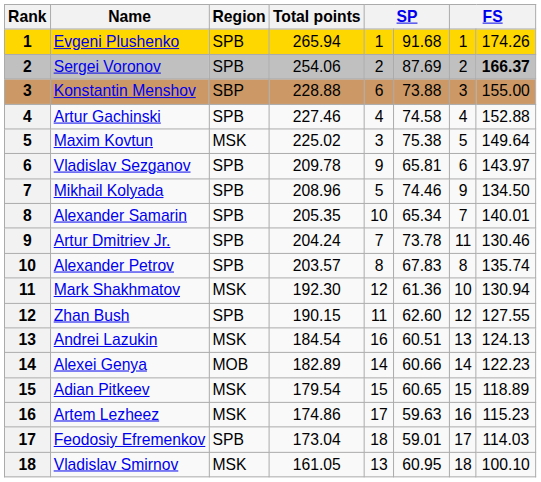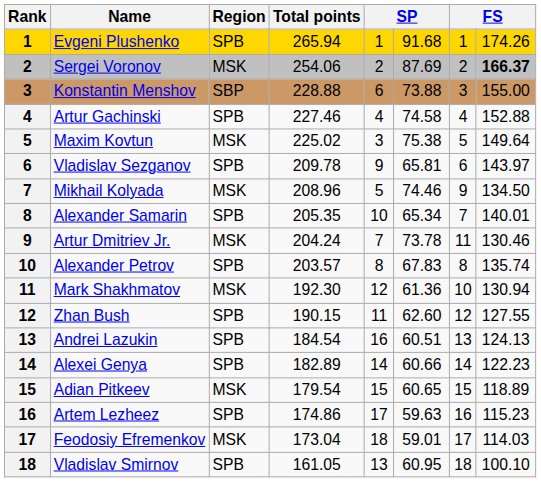(228, 66) SPB -> (230, 66) MSK
(228, 191) SPB -> (230, 191) MSK
(228, 240) SPB -> (230, 240) MSK
(230, 340) MSK -> (228, 340) SPB
(230, 365) MOB -> (228, 365) SPB
(230, 414) MSK -> (228, 414) SPB
(228, 439) SPB -> (230, 439) MSK
(230, 464) MSK -> (228, 464) SPB
